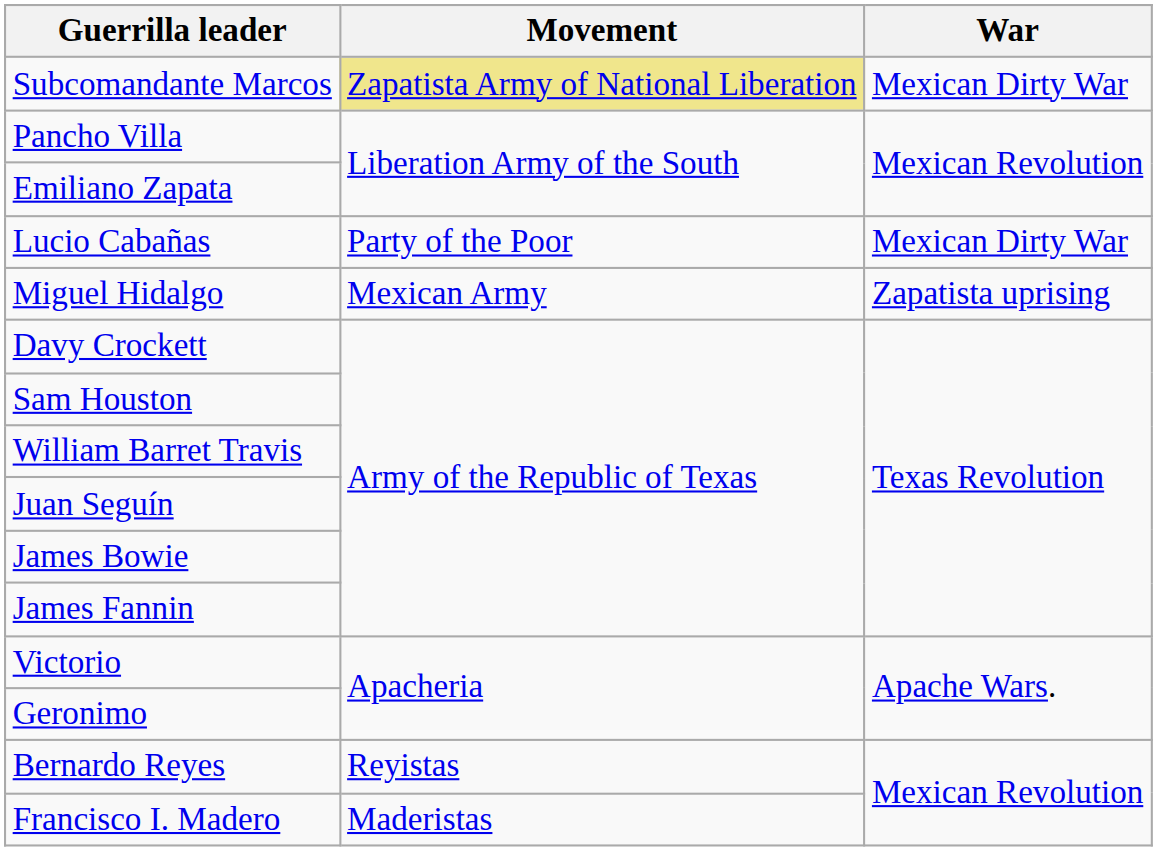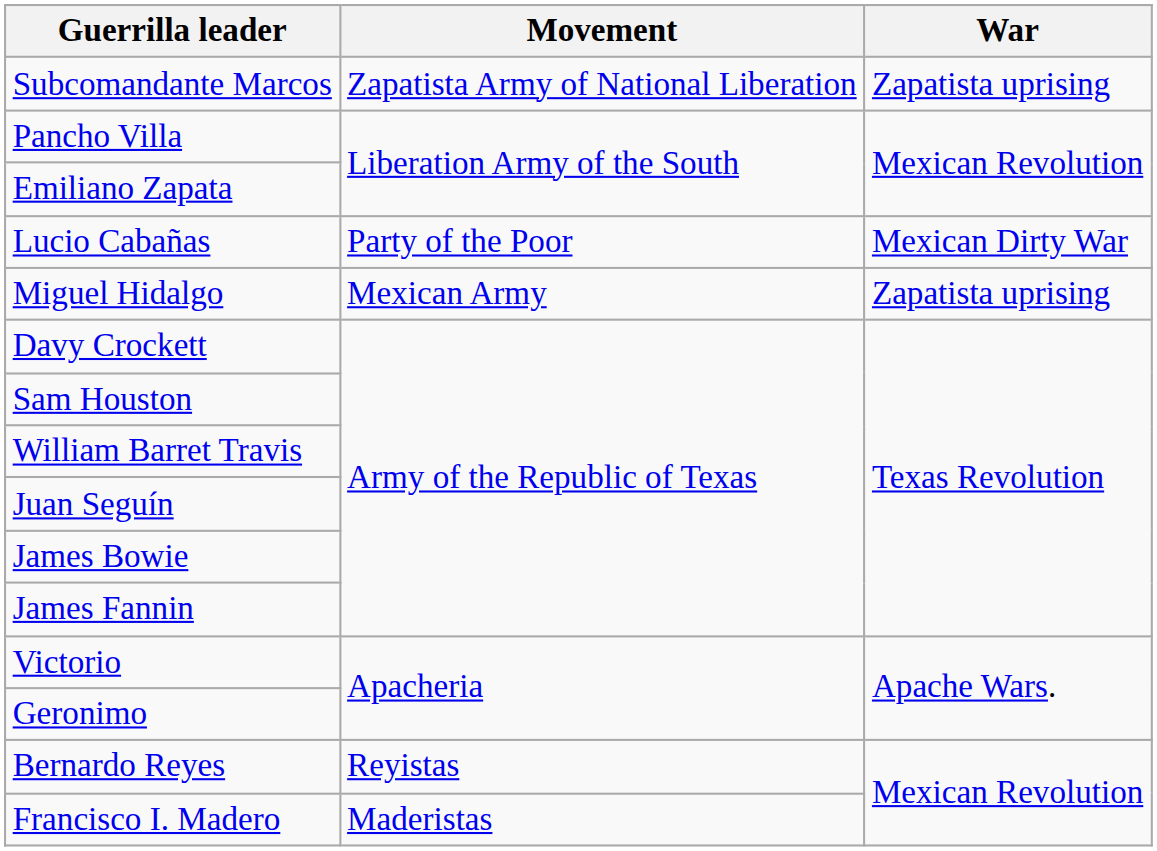(602, 83) khaki background -> (602, 83) no background
(1000, 83) Mexican Dirty War -> (991, 83) Zapatista uprising
